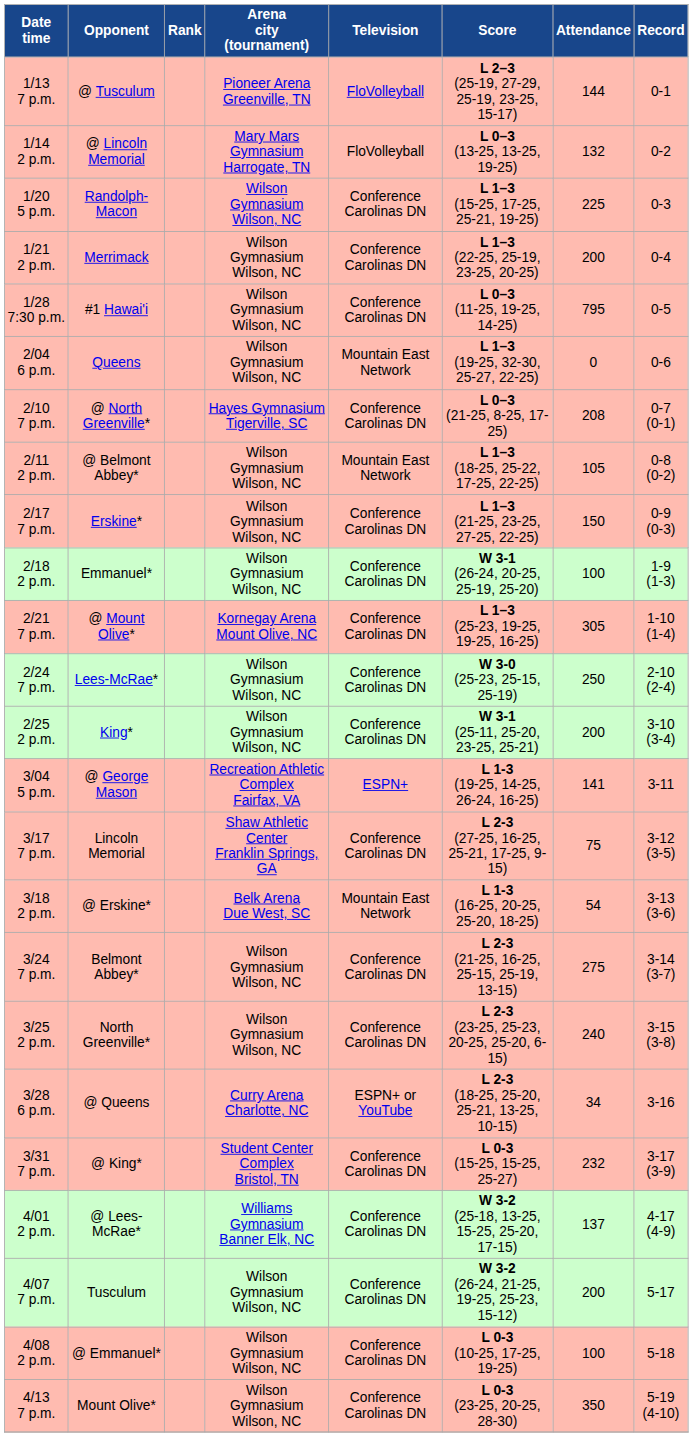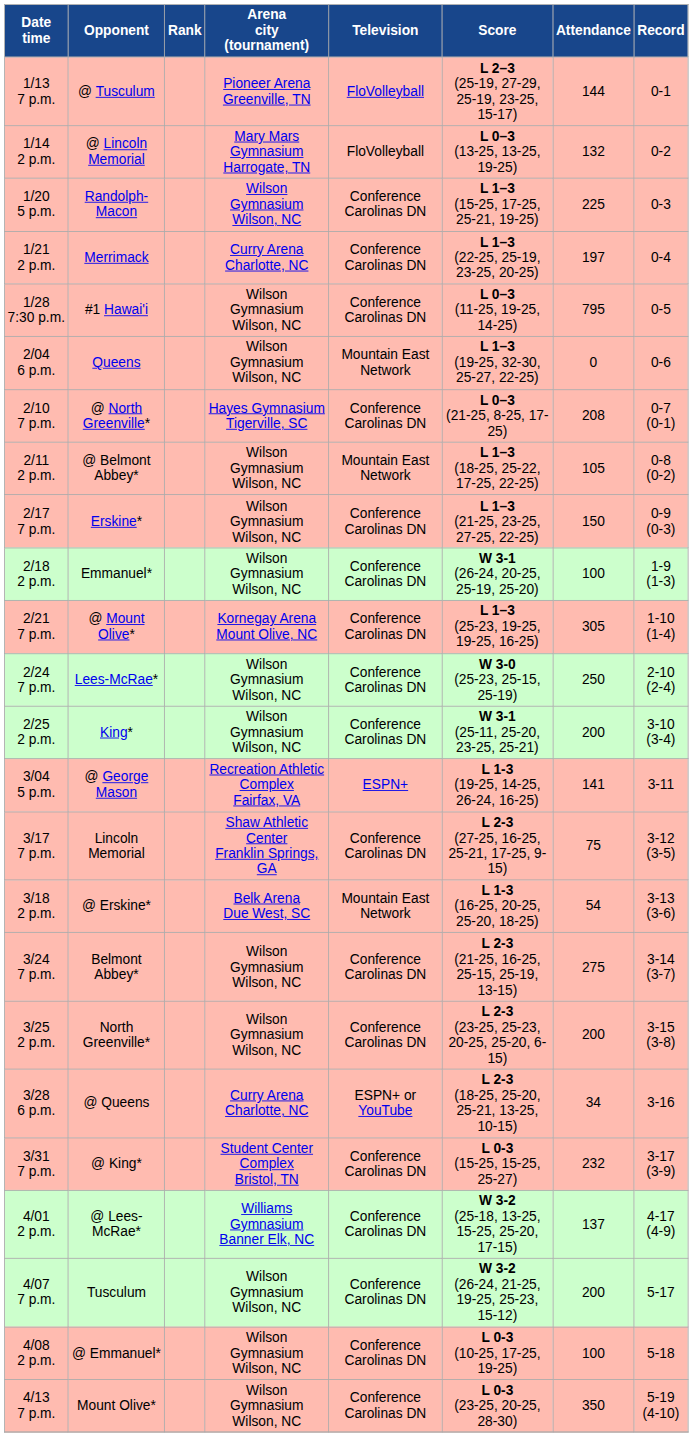(267, 257) Wilson Gymnasium Wilson, NC -> (267, 257) Curry Arena Charlotte, NC
(593, 257) 200 -> (593, 257) 197
(593, 1035) 240 -> (593, 1035) 200
